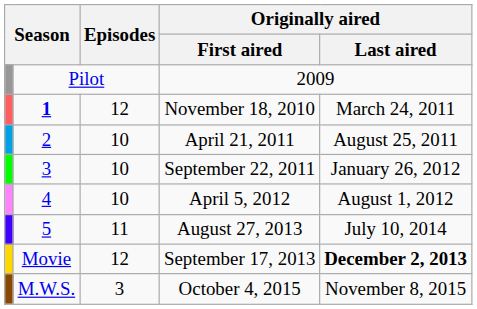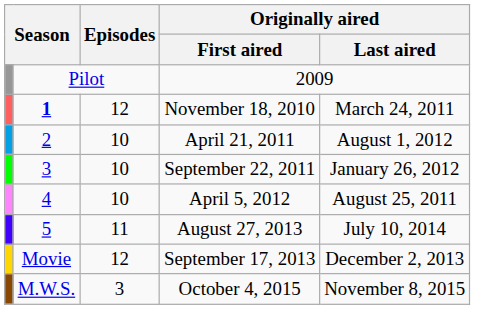(396, 139) August 25, 2011 -> (395, 139) August 1, 2012
(396, 199) August 1, 2012 -> (395, 199) August 25, 2011
(396, 259) bold -> (395, 259) normal
